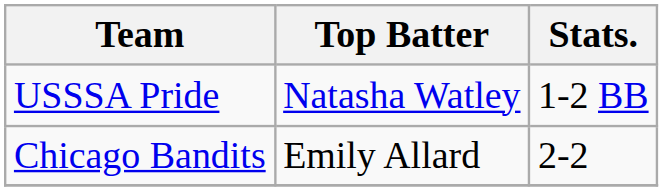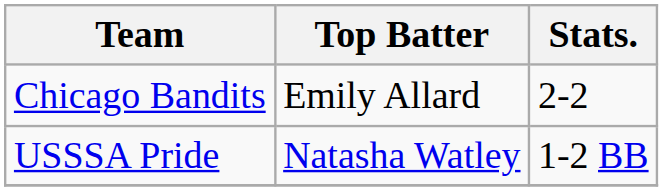rows swapped: (140, 154) <-> (117, 94)
